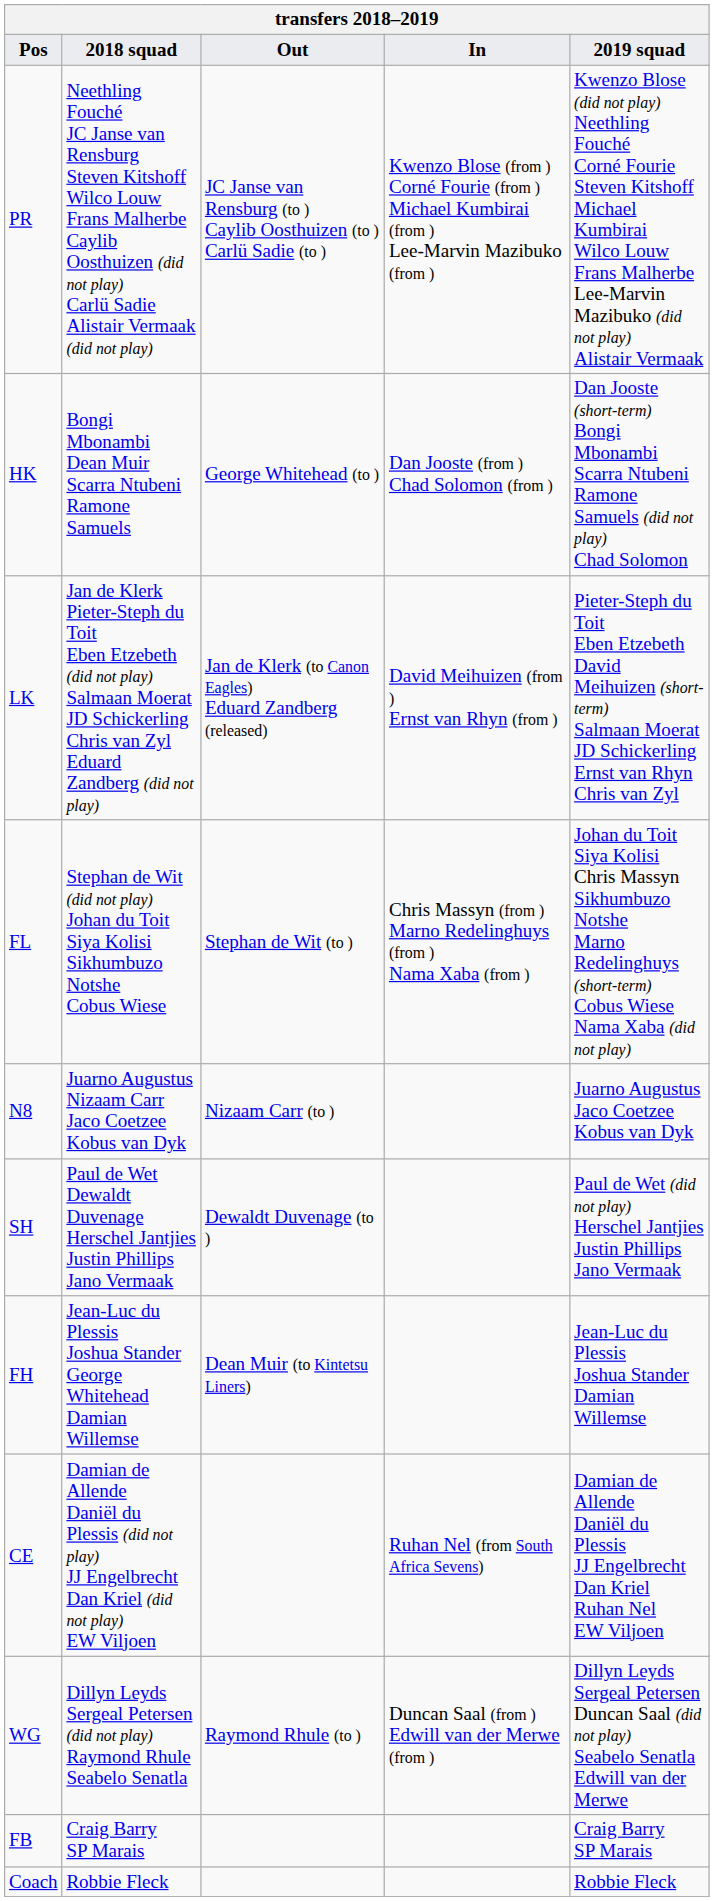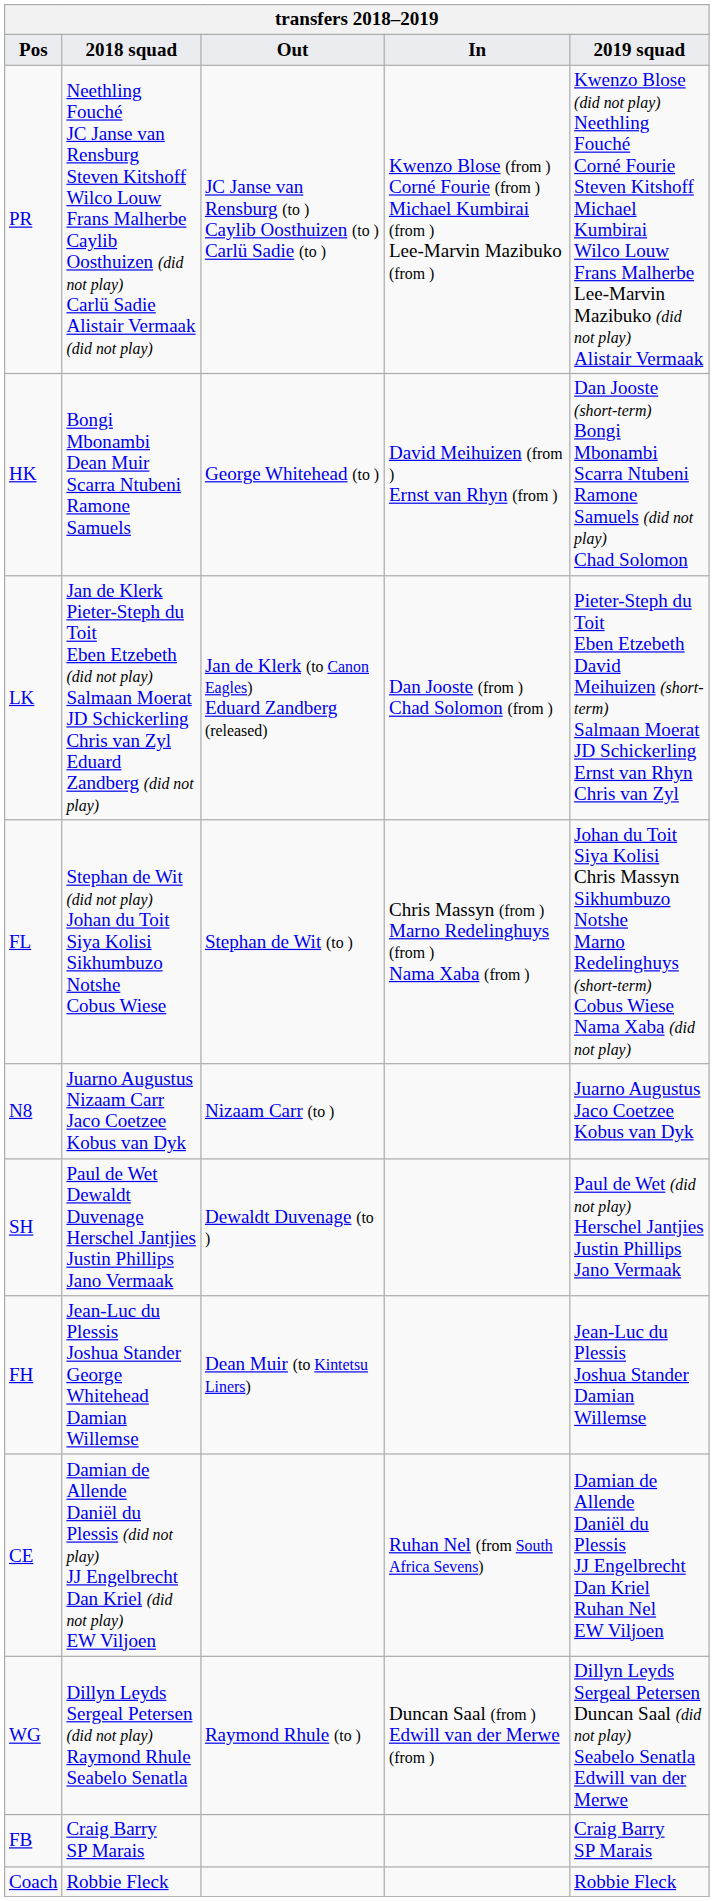(471, 474) Dan Jooste (from ) Chad Solomon (from ) -> (476, 474) David Meihuizen (from ) Ernst van Rhyn (from )
(476, 697) David Meihuizen (from ) Ernst van Rhyn (from ) -> (471, 697) Dan Jooste (from ) Chad Solomon (from )
